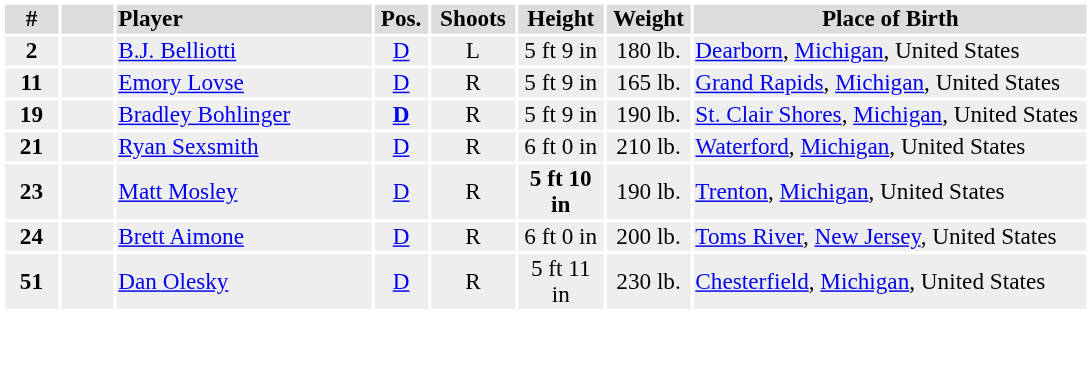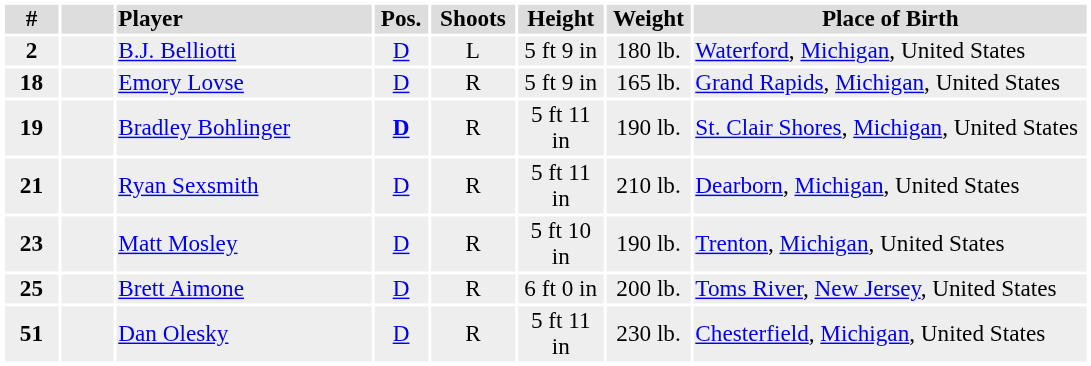(857, 50) Dearborn, Michigan, United States -> (860, 50) Waterford, Michigan, United States
(31, 82) 11 -> (31, 82) 18
(561, 114) 5 ft 9 in -> (561, 127) 5 ft 11 in
(561, 146) 6 ft 0 in -> (561, 185) 5 ft 11 in
(860, 146) Waterford, Michigan, United States -> (857, 185) Dearborn, Michigan, United States
(561, 191) bold -> (561, 243) normal
(31, 236) 24 -> (31, 288) 25
